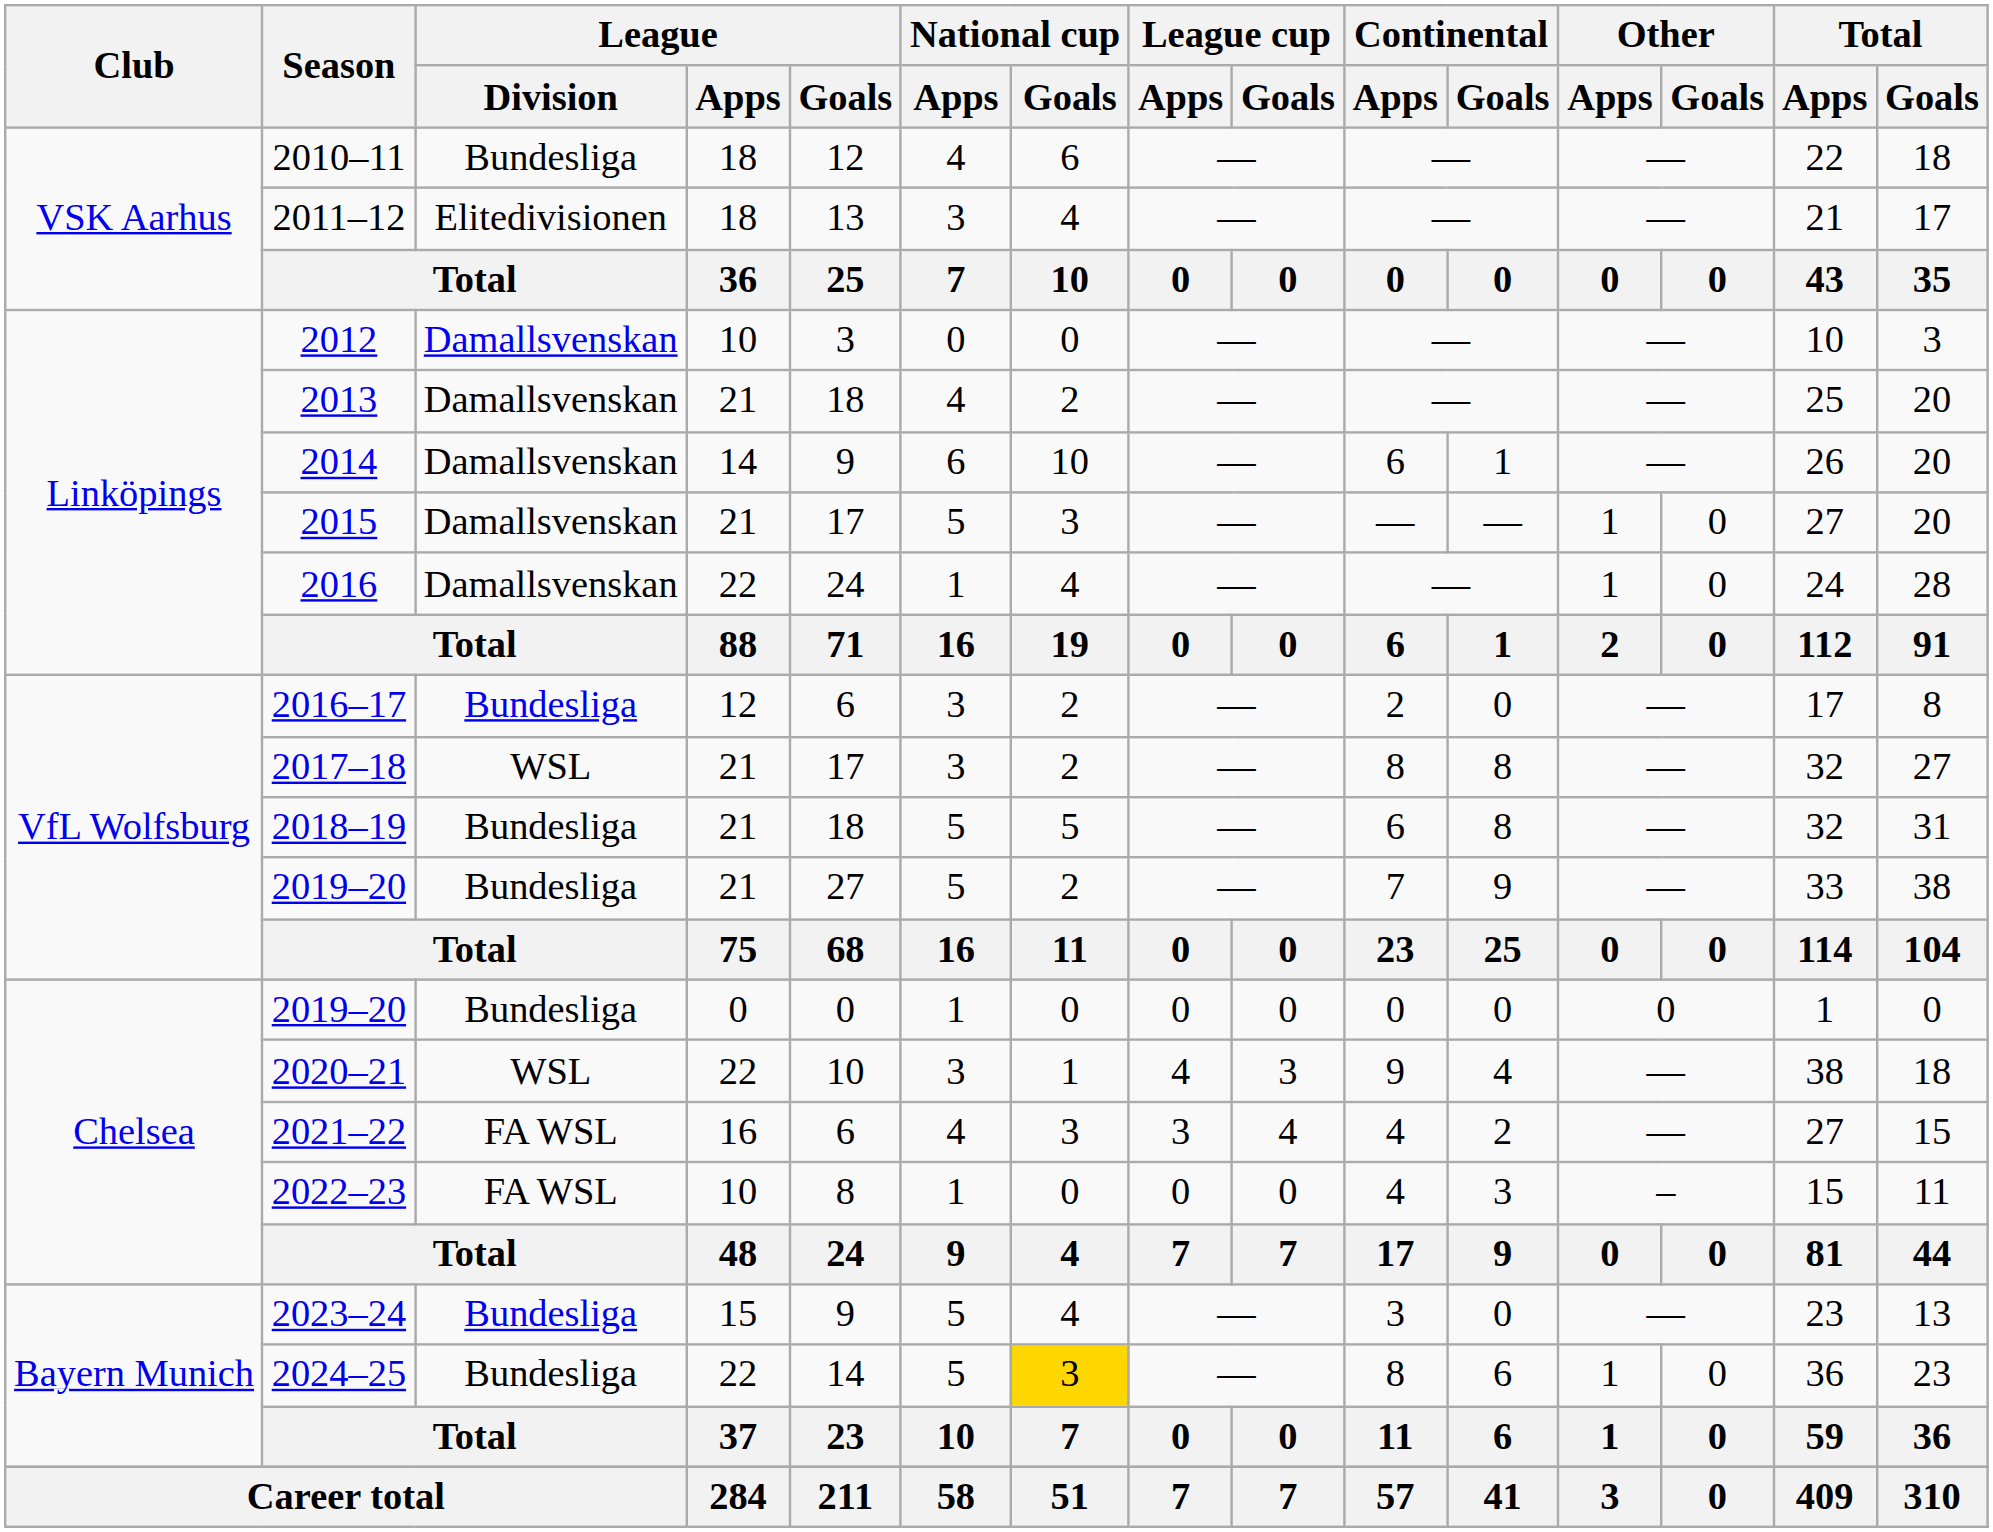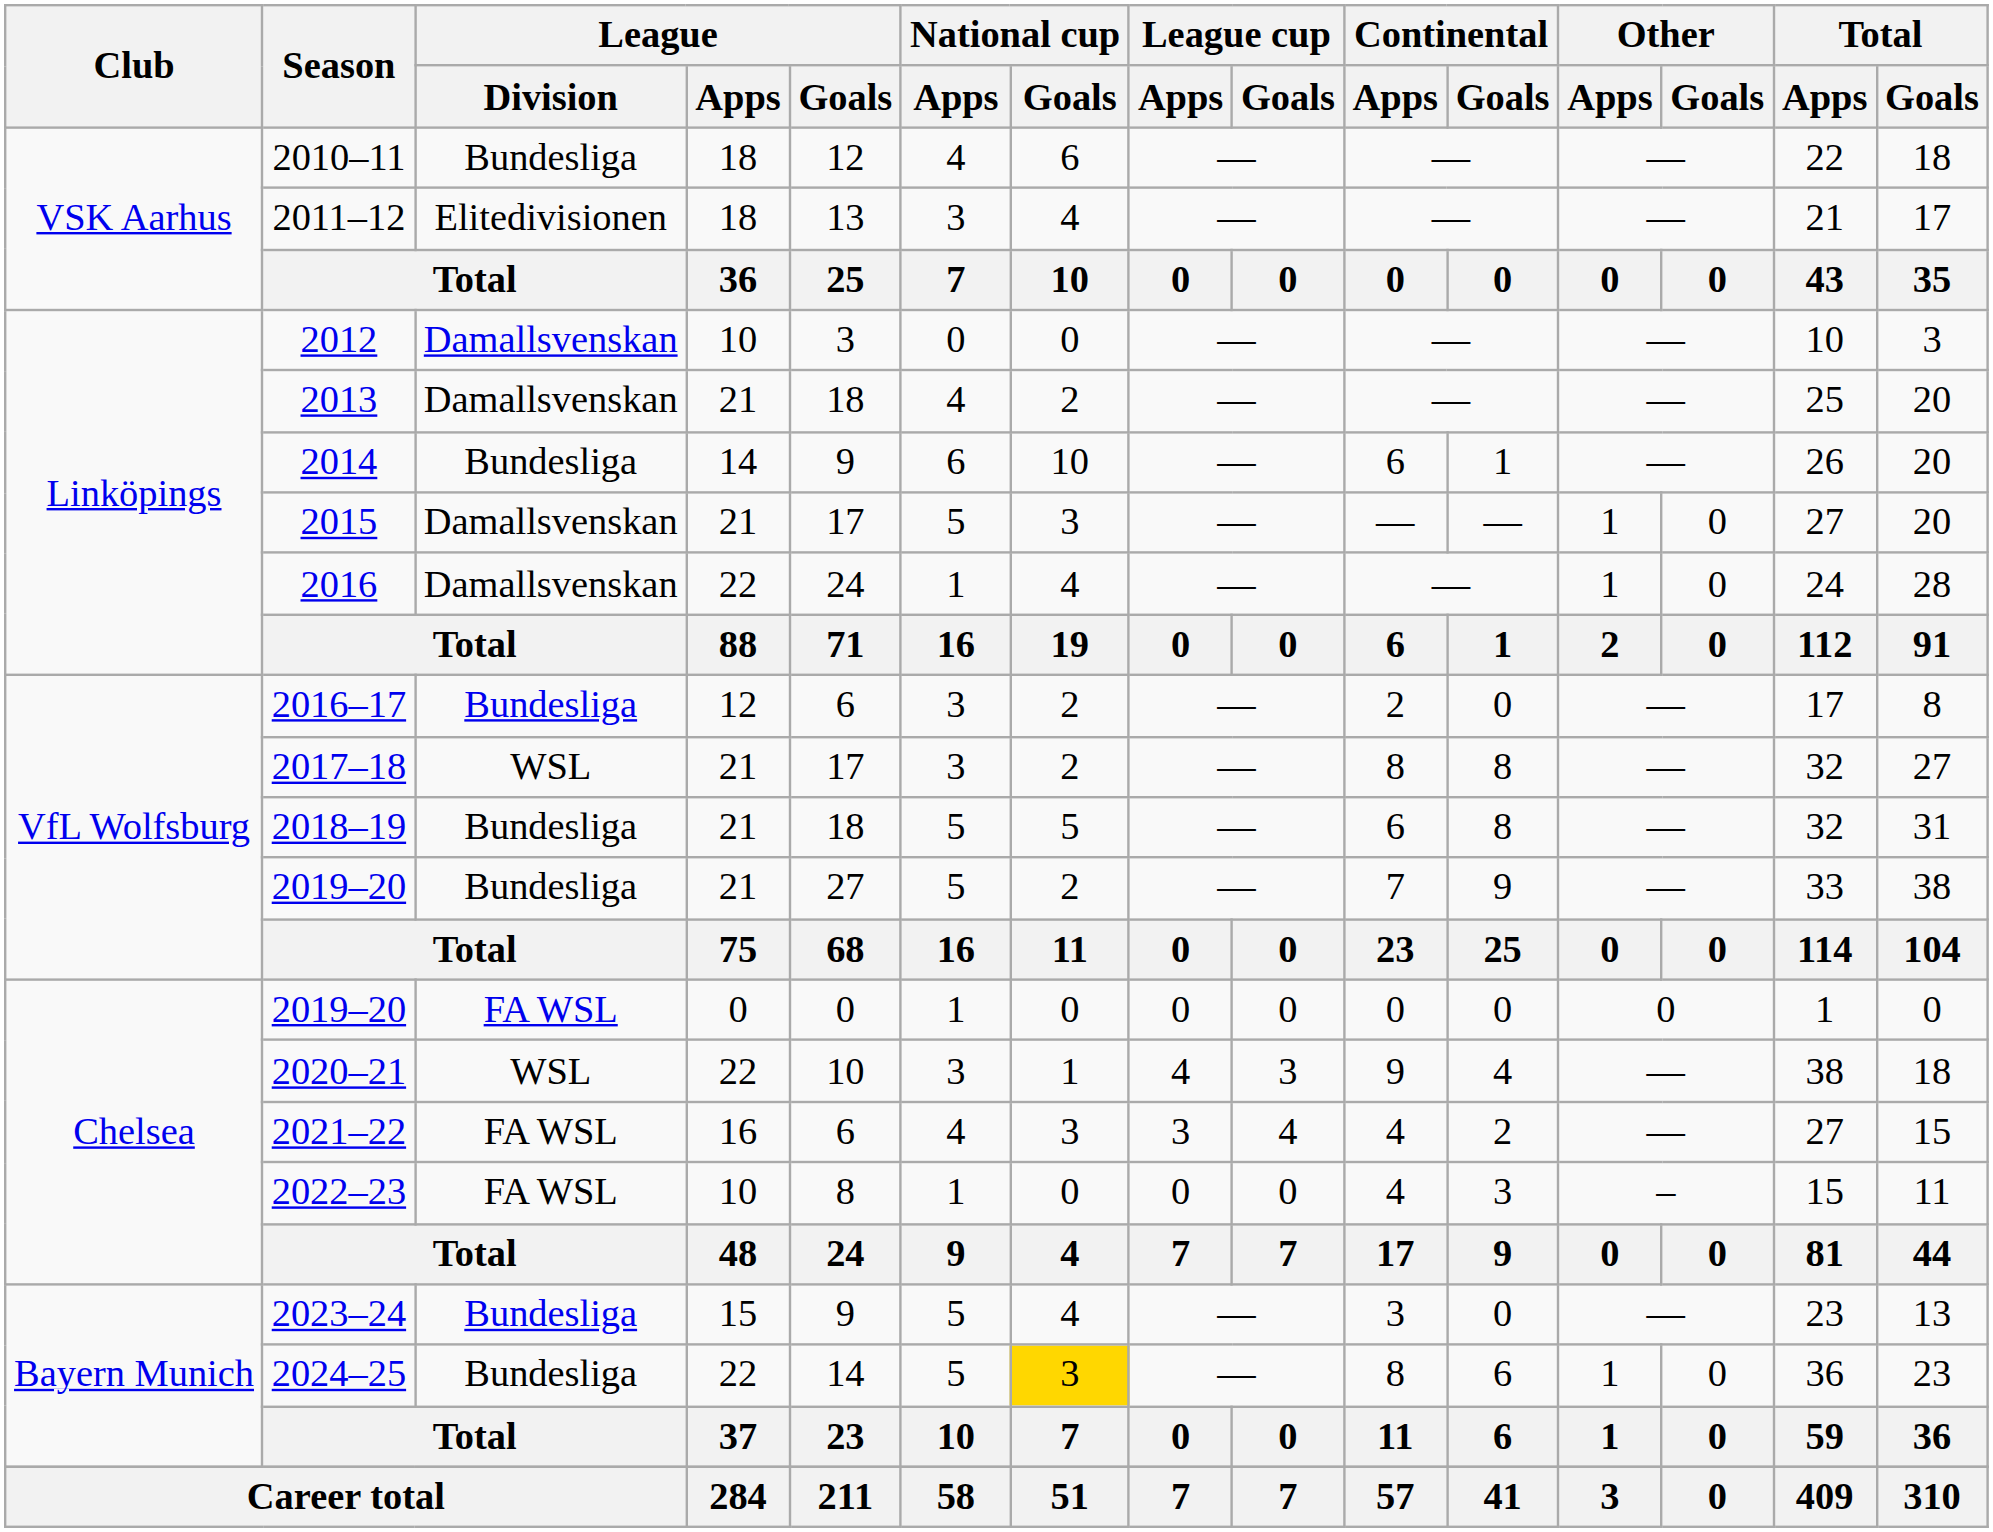(551, 461) Damallsvenskan -> (551, 461) Bundesliga
(551, 1009) Bundesliga -> (551, 1009) FA WSL
